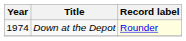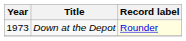(18, 28) 1974 -> (18, 28) 1973
